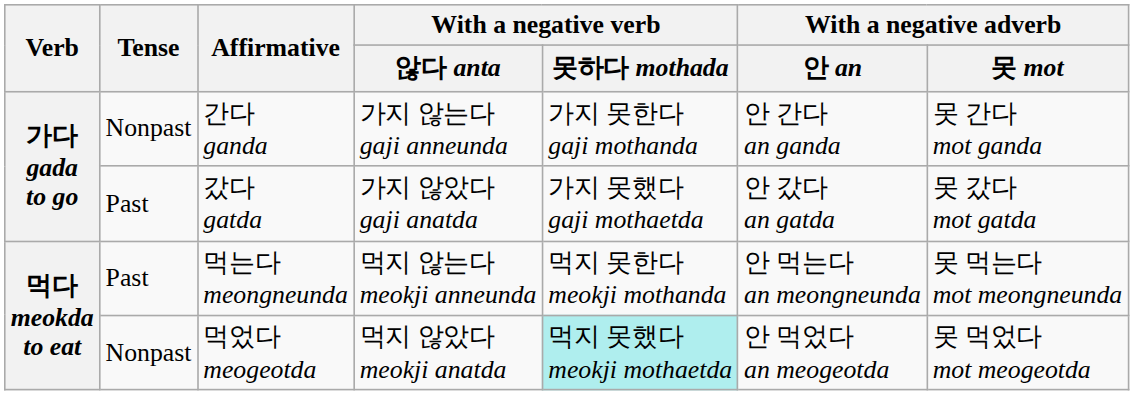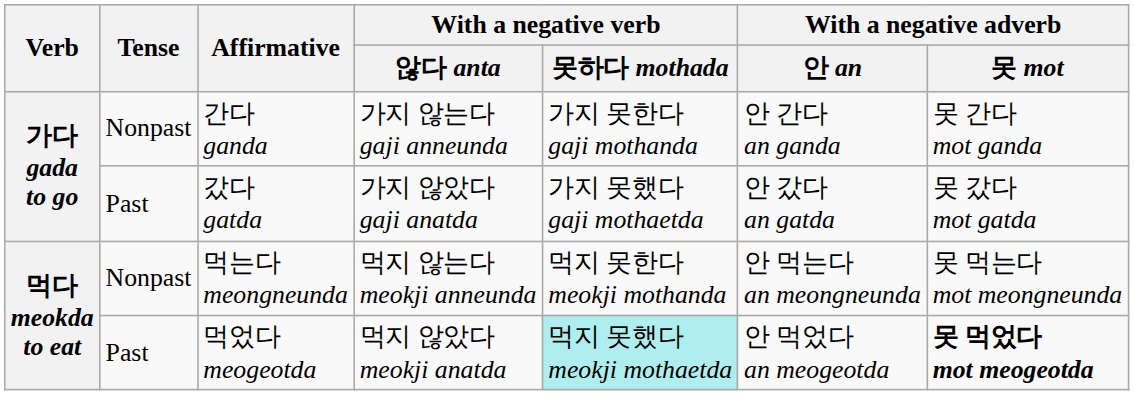(127, 277) Past -> (149, 277) Nonpast
(149, 352) Nonpast -> (127, 352) Past
(1012, 353) normal -> (1013, 353) bold
